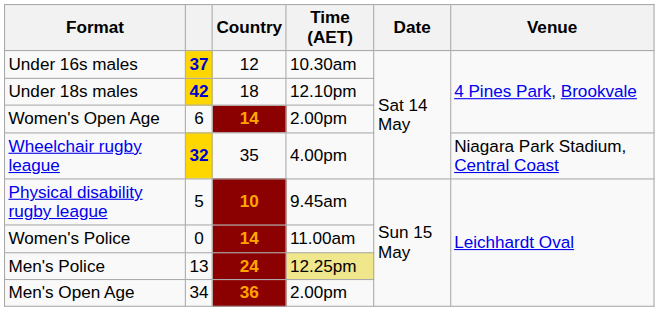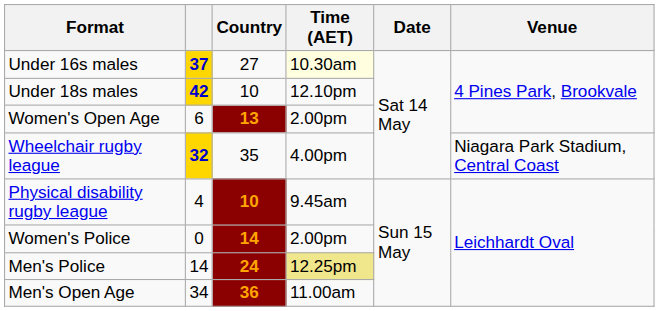(249, 64) 12 -> (249, 64) 27
(323, 64) no background -> (323, 64) lightyellow background
(249, 91) 18 -> (249, 91) 10
(249, 118) 14 -> (249, 118) 13
(199, 201) 5 -> (199, 201) 4
(323, 238) 11.00am -> (319, 238) 2.00pm
(199, 265) 13 -> (199, 265) 14
(319, 293) 2.00pm -> (323, 293) 11.00am
